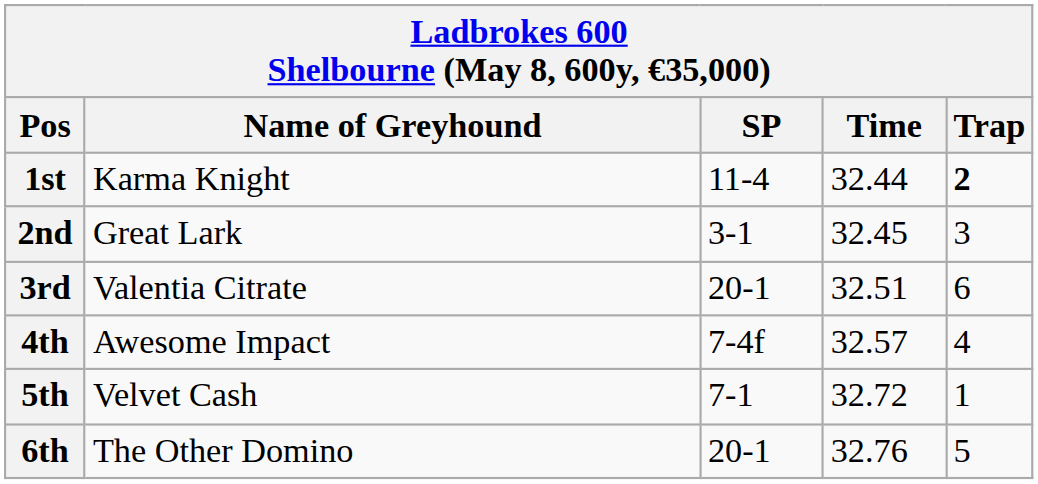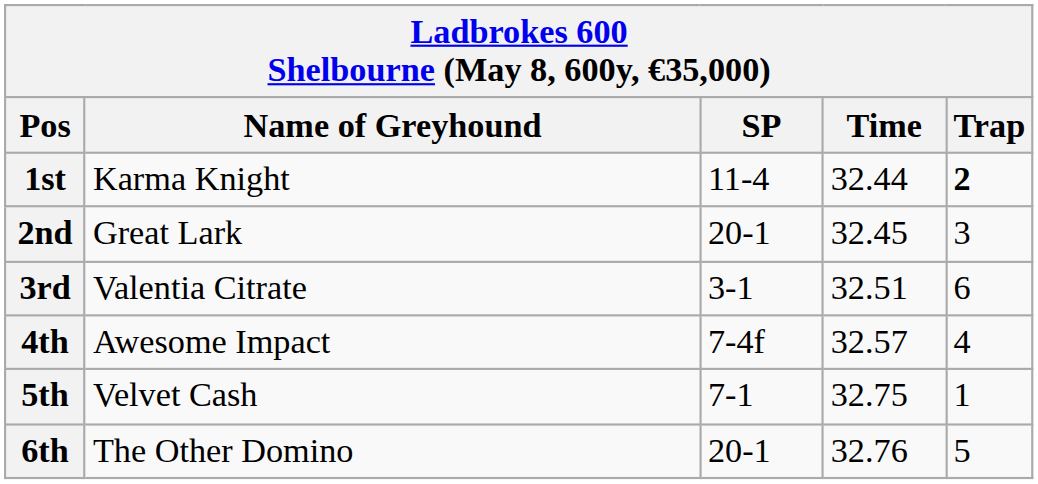(731, 233) 3-1 -> (739, 233) 20-1
(739, 287) 20-1 -> (731, 287) 3-1
(869, 395) 32.72 -> (869, 395) 32.75
